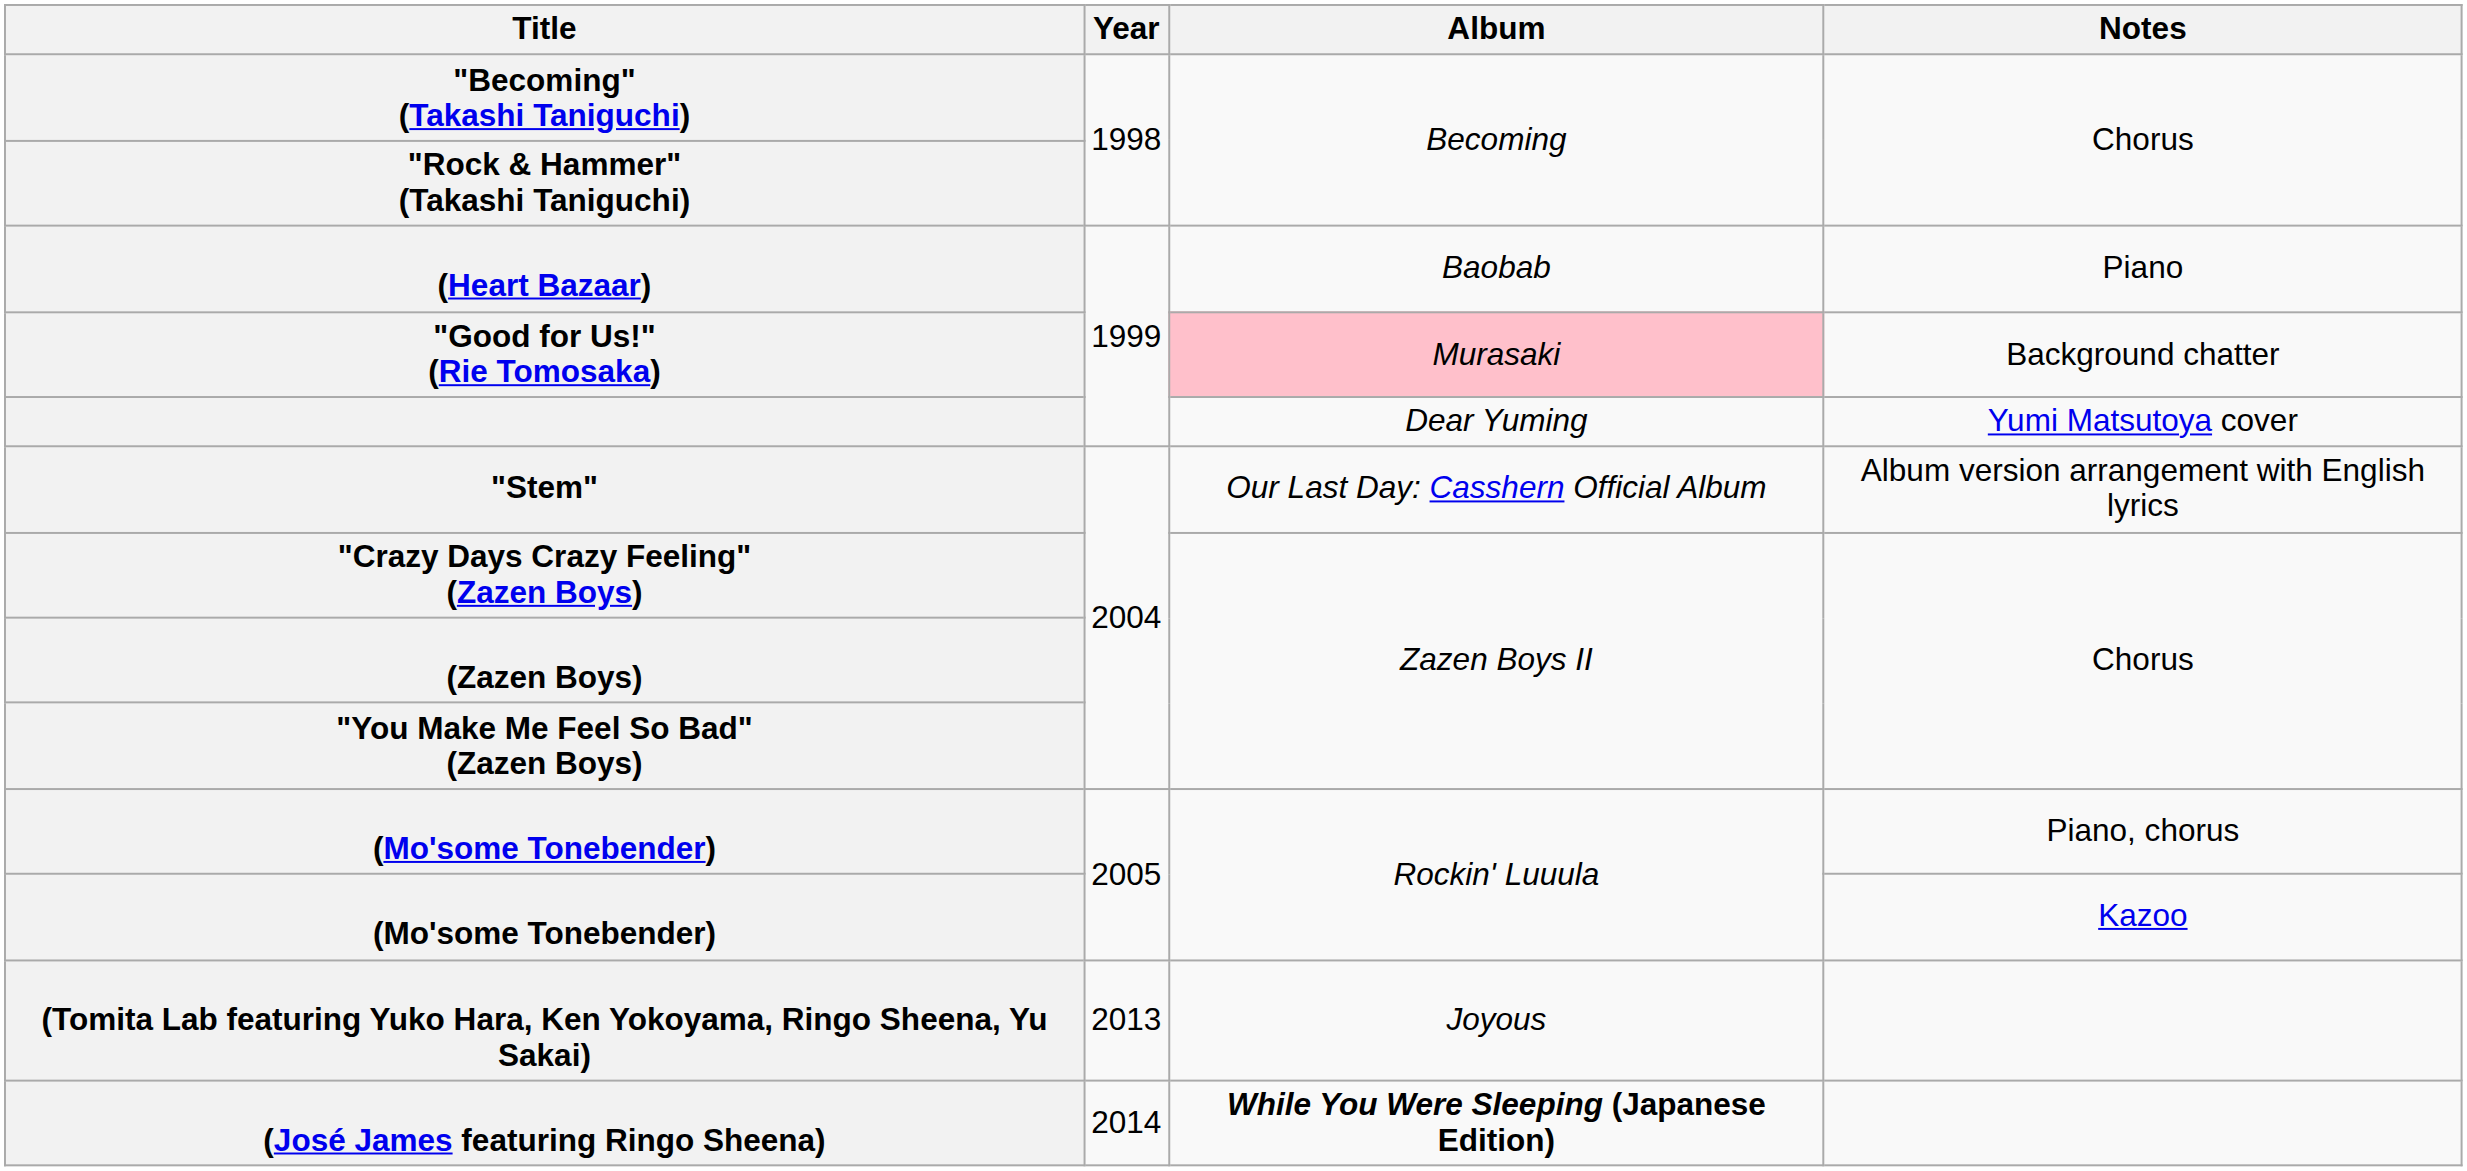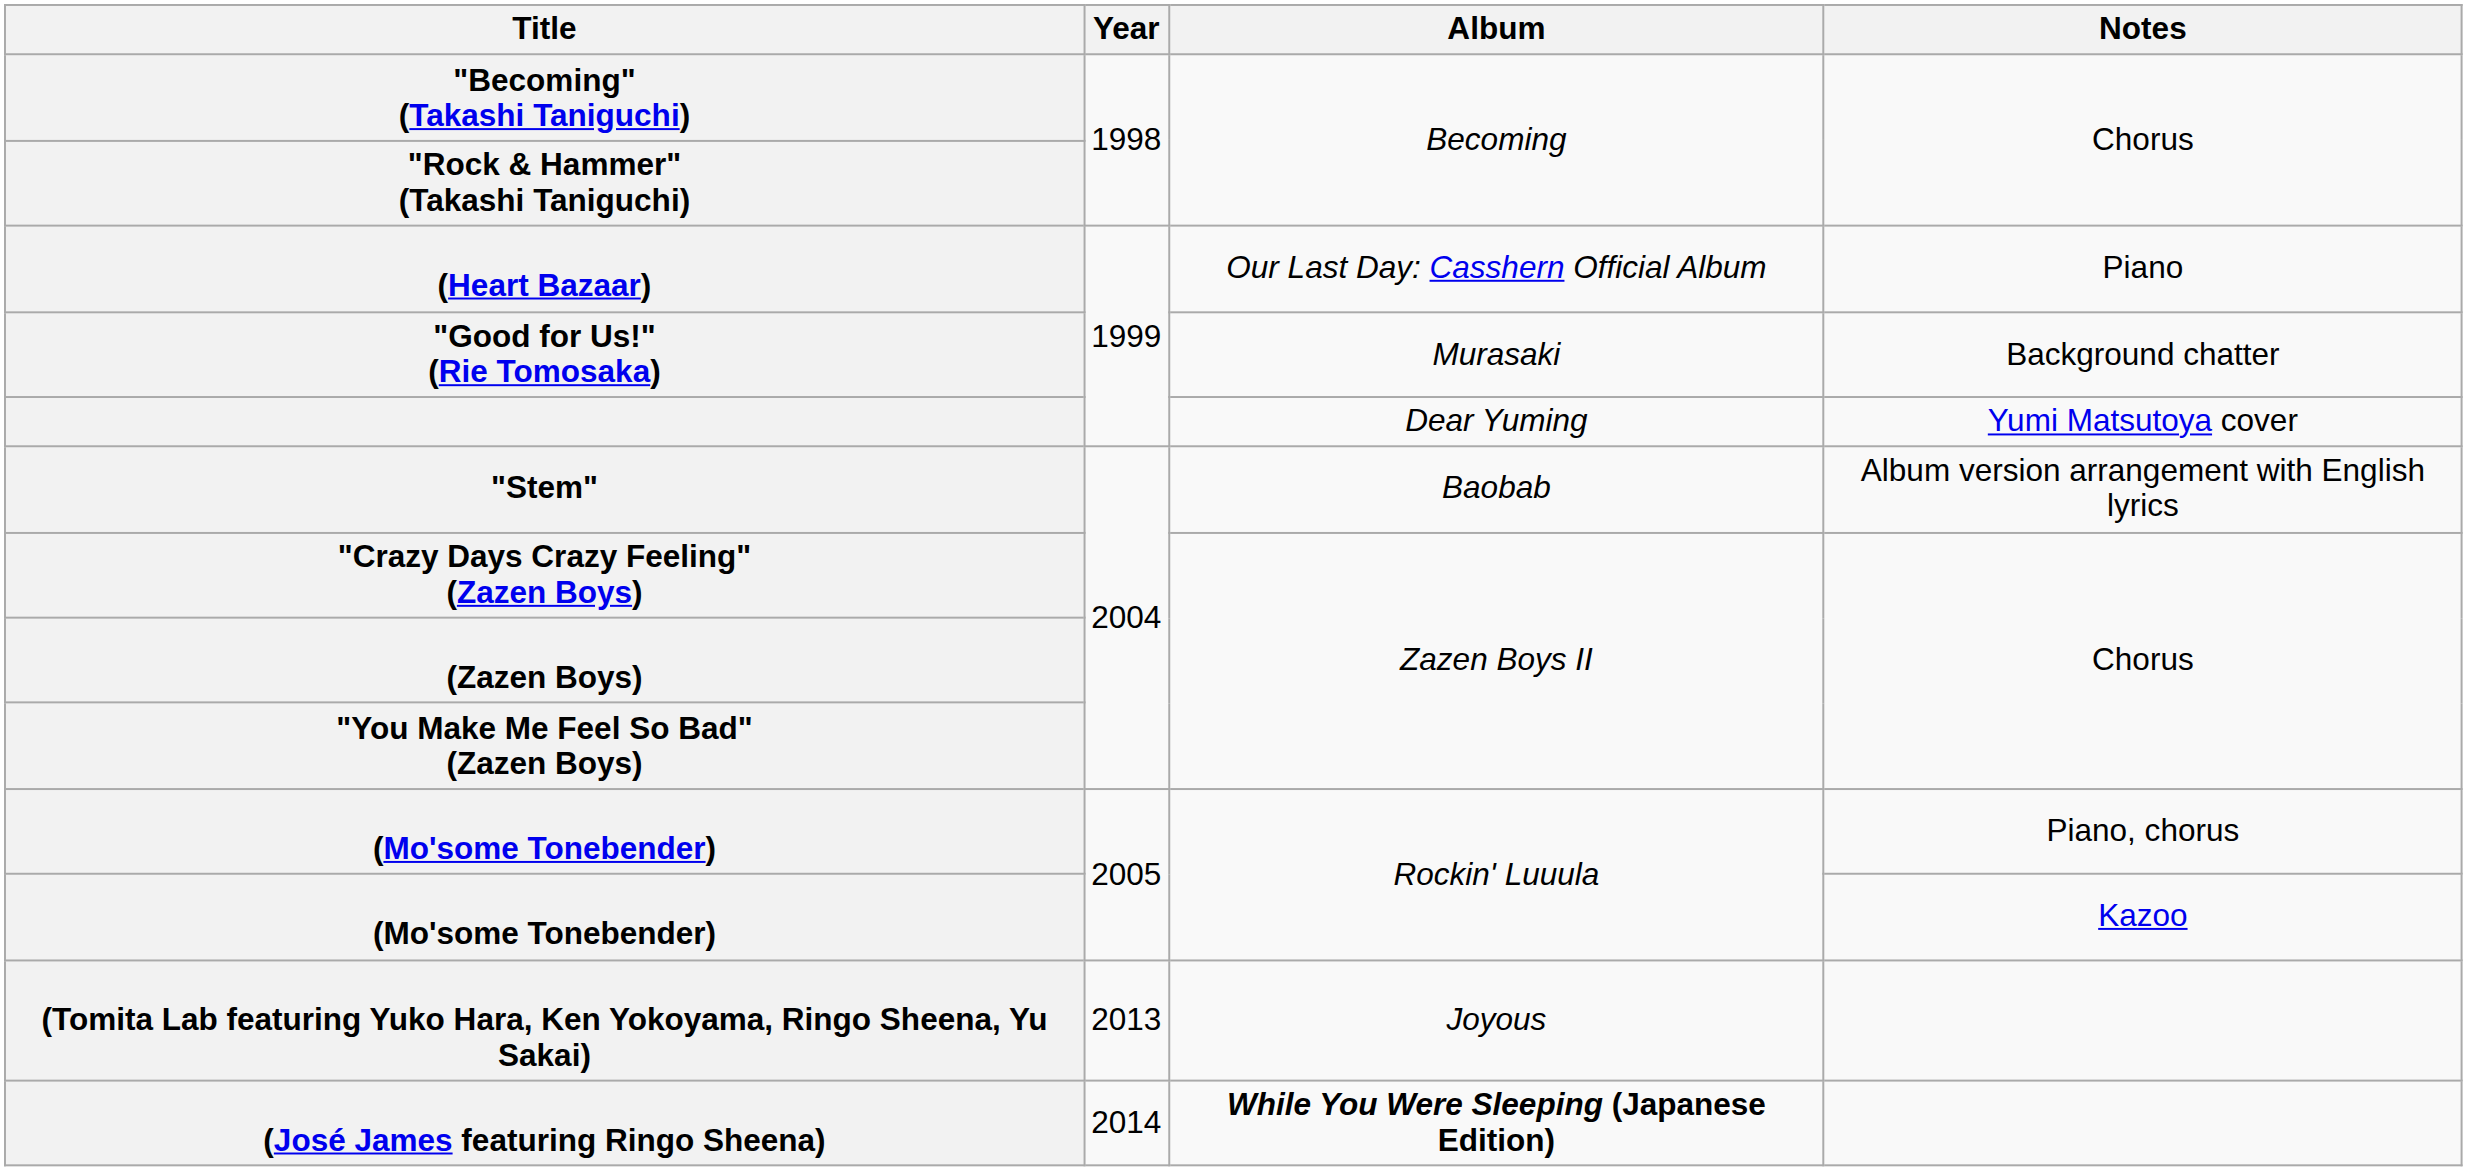(1496, 268) Baobab -> (1496, 268) Our Last Day: Casshern Official Album
(1496, 353) pink background -> (1496, 353) no background
(1496, 488) Our Last Day: Casshern Official Album -> (1496, 488) Baobab
